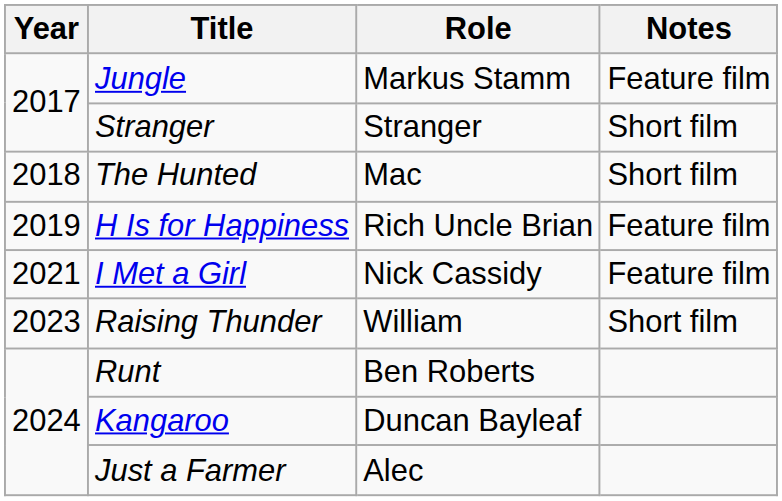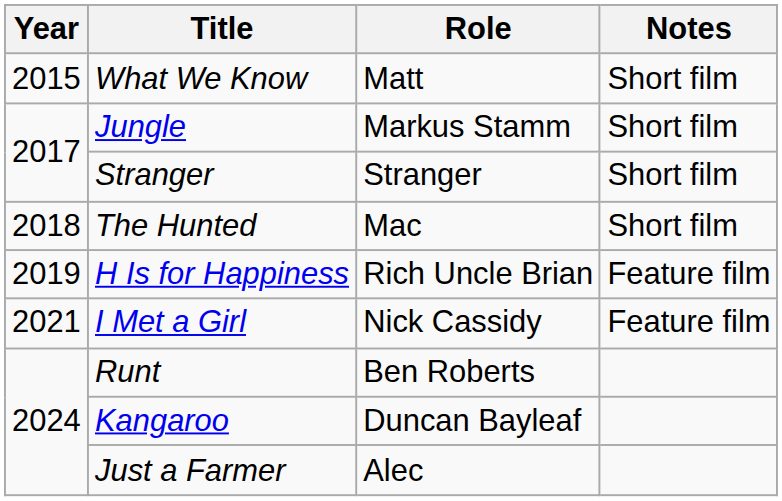+ row: (201, 77)
(689, 77) Feature film -> (673, 126) Short film
- row: (208, 322)
